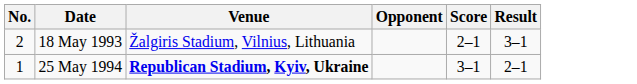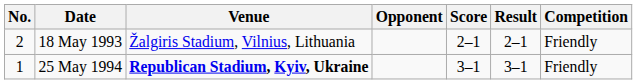+ column: (586, 16)
(516, 41) 3–1 -> (516, 41) 2–1
(516, 66) 2–1 -> (516, 66) 3–1
